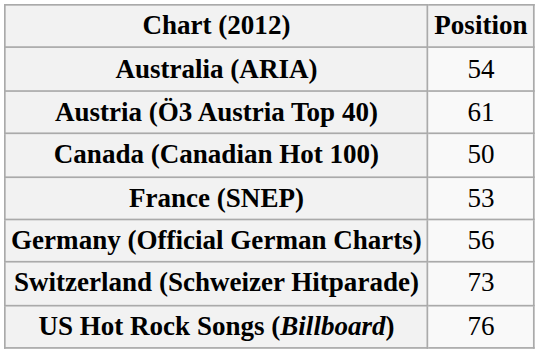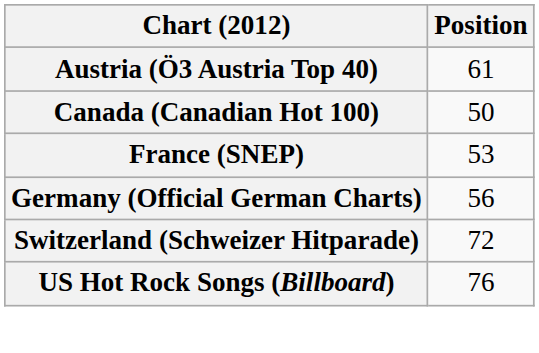- row: (216, 68)
(481, 283) 73 -> (481, 240) 72
